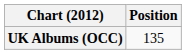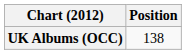(153, 37) 135 -> (153, 37) 138
